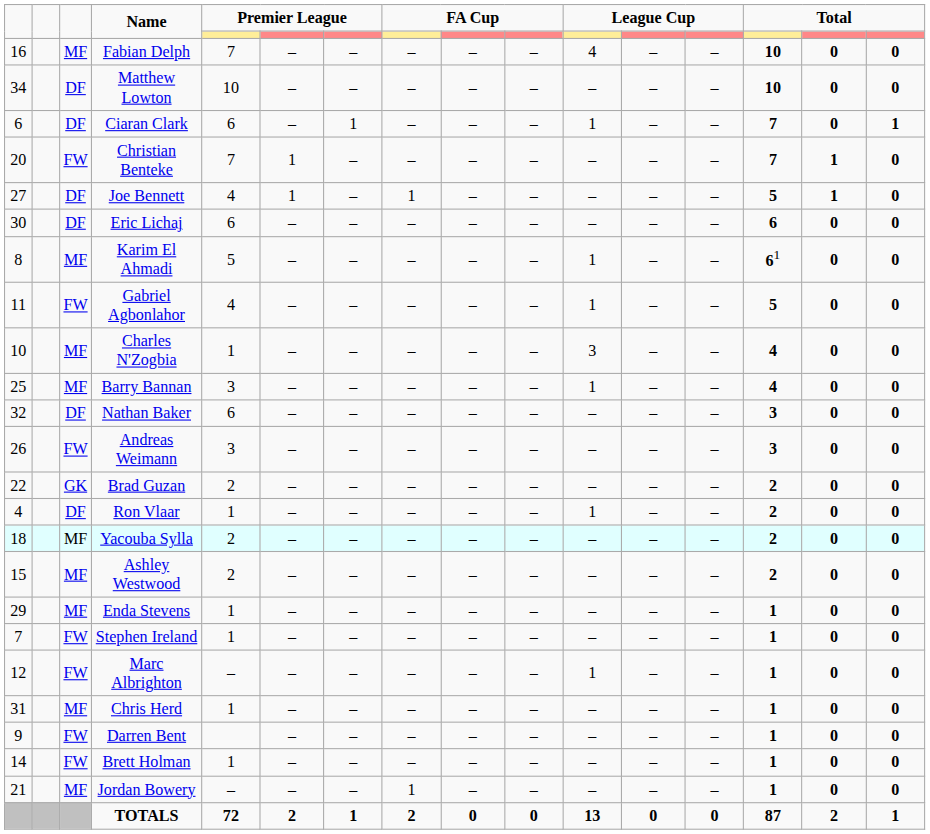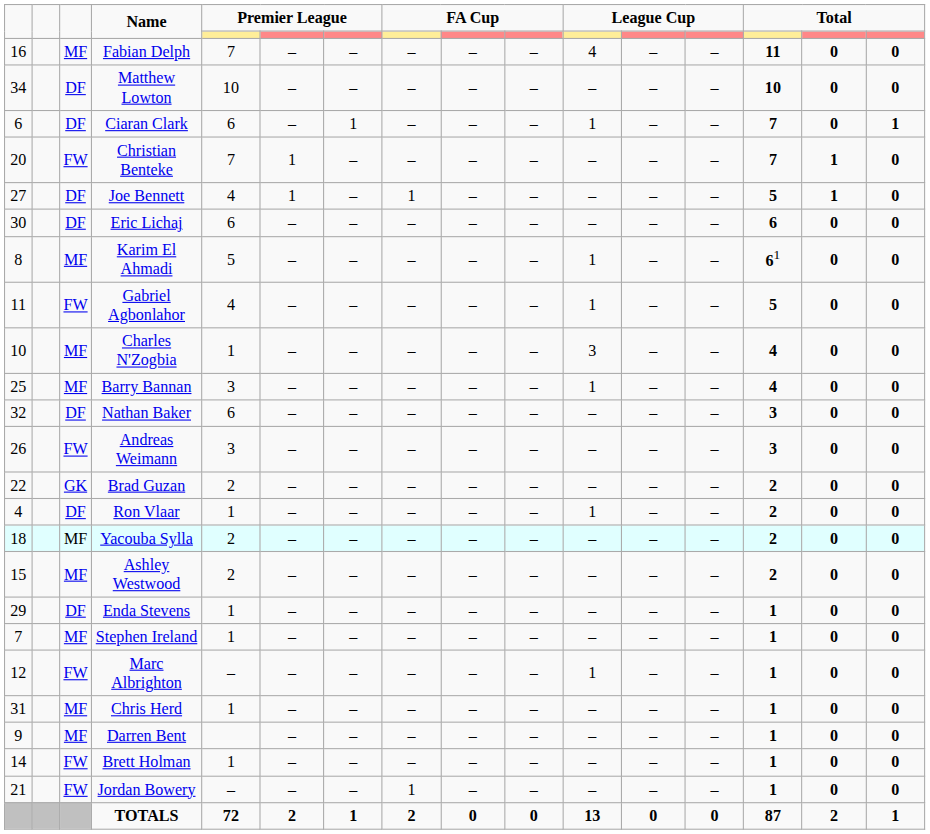(773, 52) 10 -> (773, 52) 11
(76, 610) MF -> (76, 610) DF
(76, 637) FW -> (76, 637) MF
(76, 735) FW -> (76, 735) MF
(76, 789) MF -> (76, 789) FW
